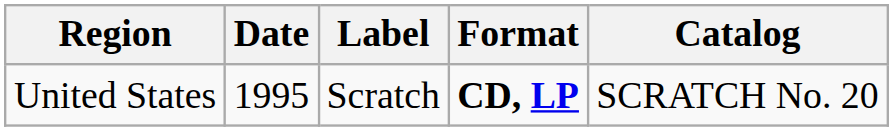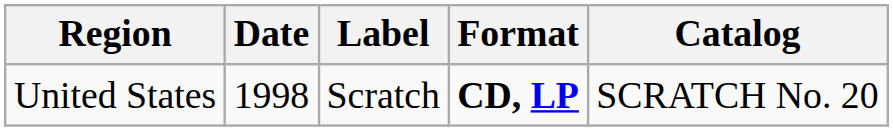(271, 94) 1995 -> (271, 94) 1998
